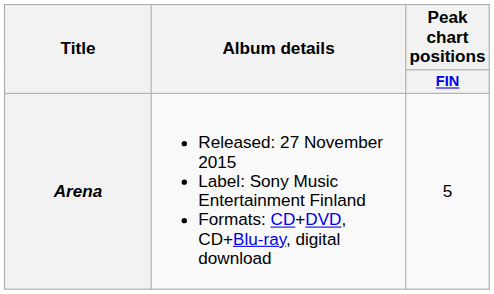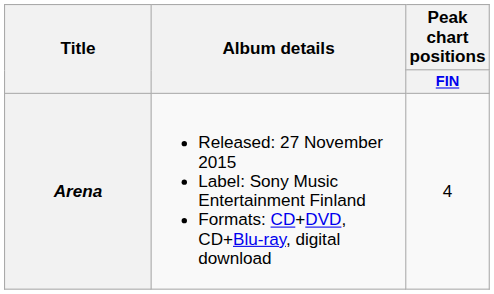(447, 191) 5 -> (447, 191) 4
